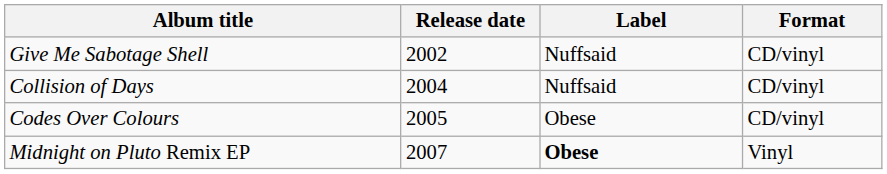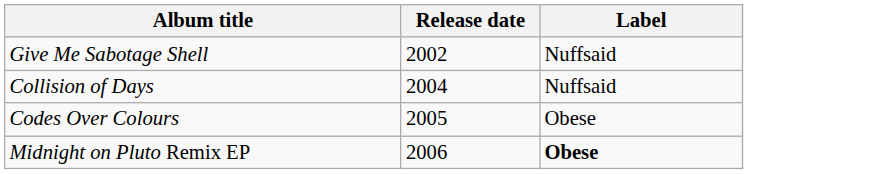- column: (812, 20)
(427, 151) 2007 -> (427, 151) 2006
